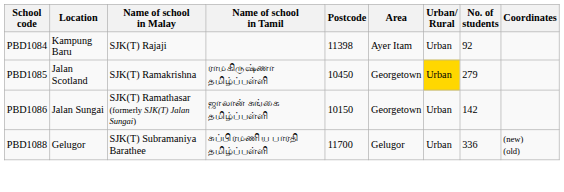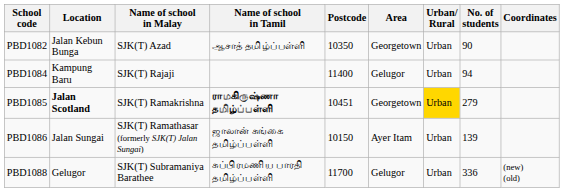+ row: (27, 46)
(340, 46) 11398 -> (340, 73) 11400
(391, 46) Ayer Itam -> (388, 73) Gelugor
(467, 46) 92 -> (467, 73) 94
(70, 75) normal -> (71, 102) bold
(241, 74) normal -> (245, 102) bold
(340, 75) 10450 -> (340, 102) 10451
(396, 109) Georgetown -> (391, 137) Ayer Itam
(470, 109) 142 -> (470, 137) 139
